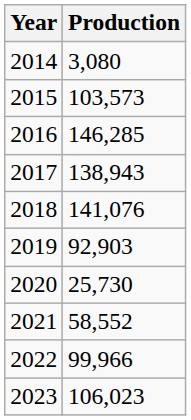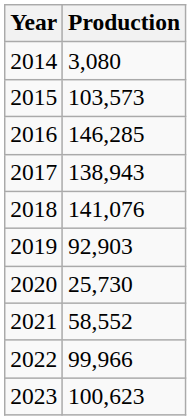(106, 396) 106,023 -> (106, 396) 100,623
